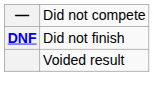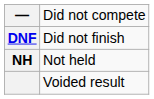+ row: (22, 60)
